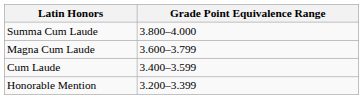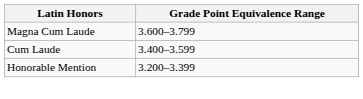- row: (52, 31)
